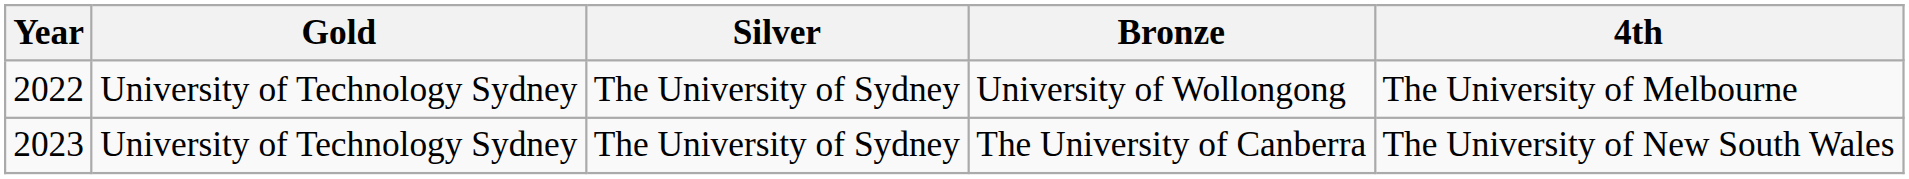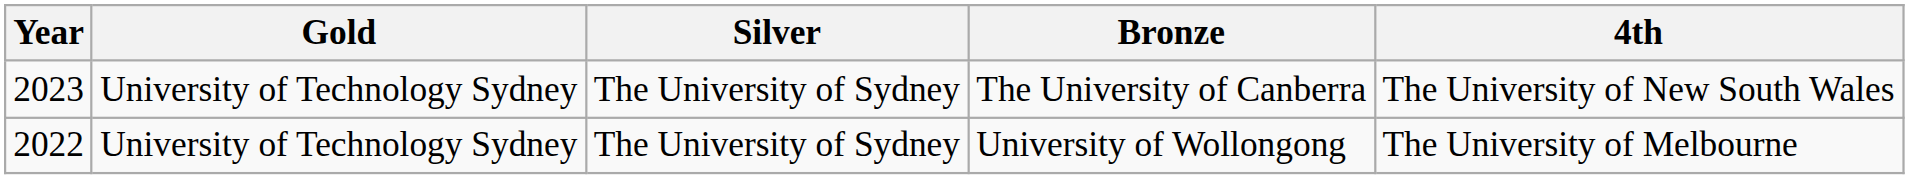rows swapped: (1161, 88) <-> (1171, 144)
